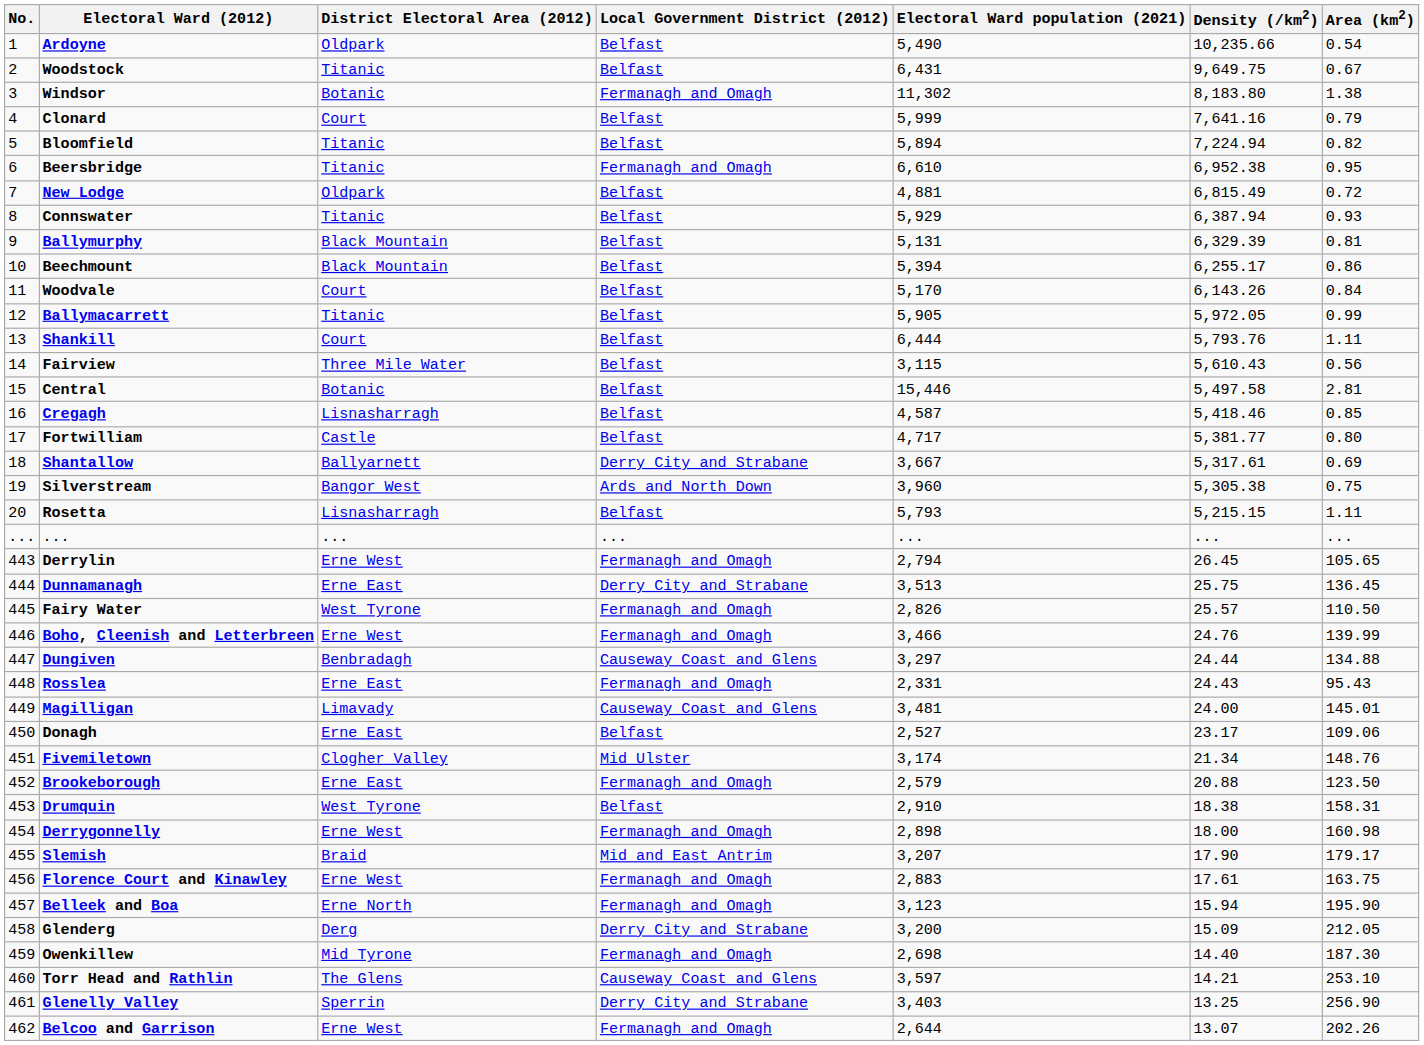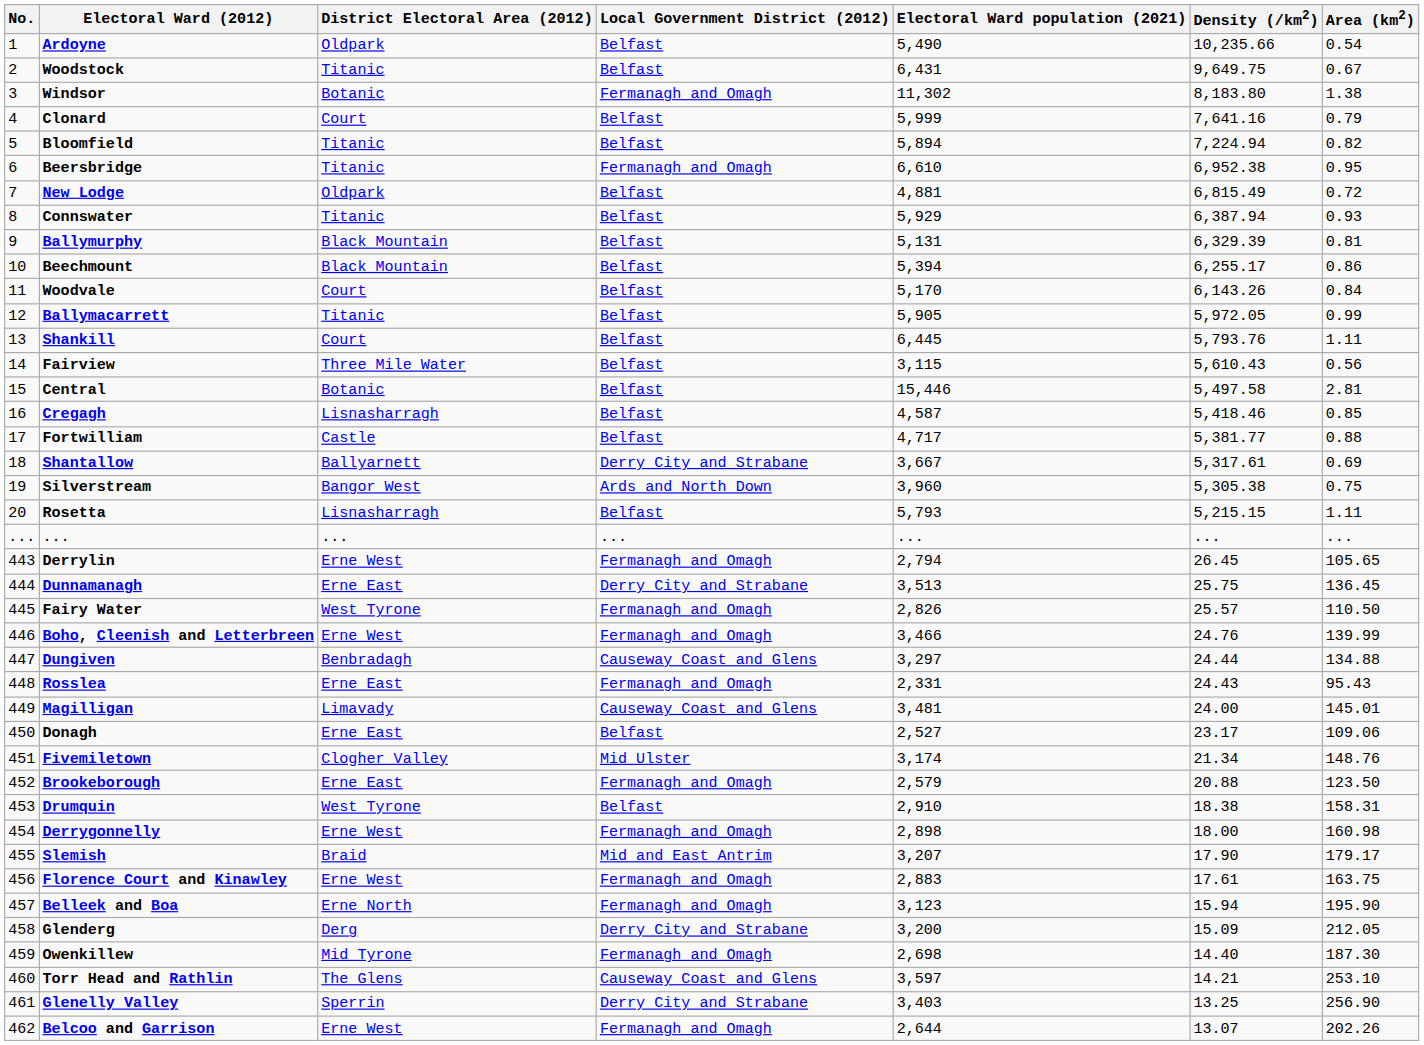(919, 340) 6,444 -> (919, 340) 6,445
(1344, 439) 0.80 -> (1344, 439) 0.88
